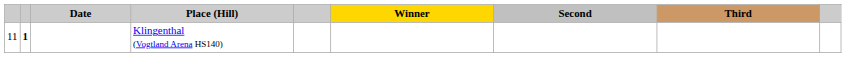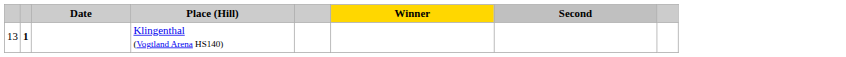- column: (738, 13)
(12, 37) 11 -> (12, 37) 13
